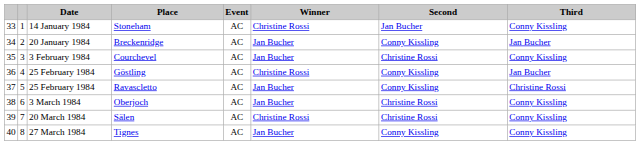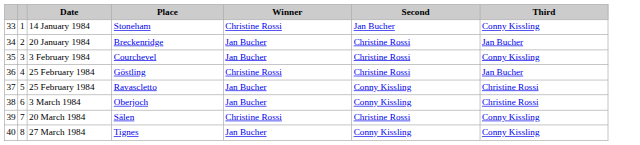- column: (237, 11)
(410, 41) Conny Kissling -> (382, 41) Christine Rossi
(410, 72) Conny Kissling -> (382, 72) Christine Rossi
(409, 102) Christine Rossi -> (382, 102) Conny Kissling
(538, 102) Conny Kissling -> (510, 102) Christine Rossi
